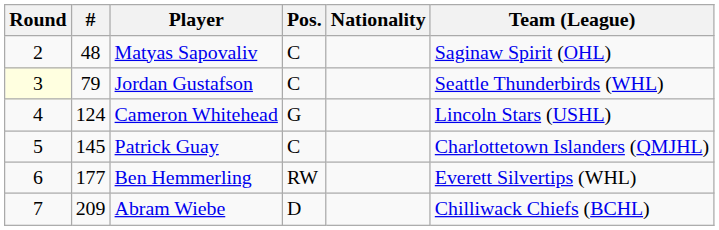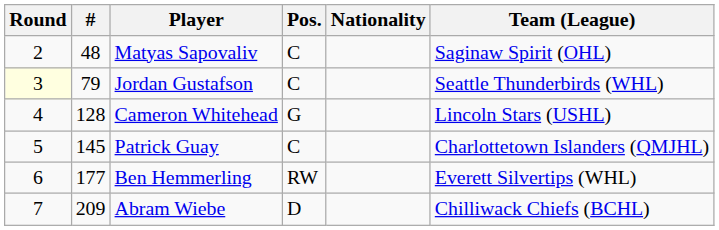(91, 114) 124 -> (91, 114) 128
